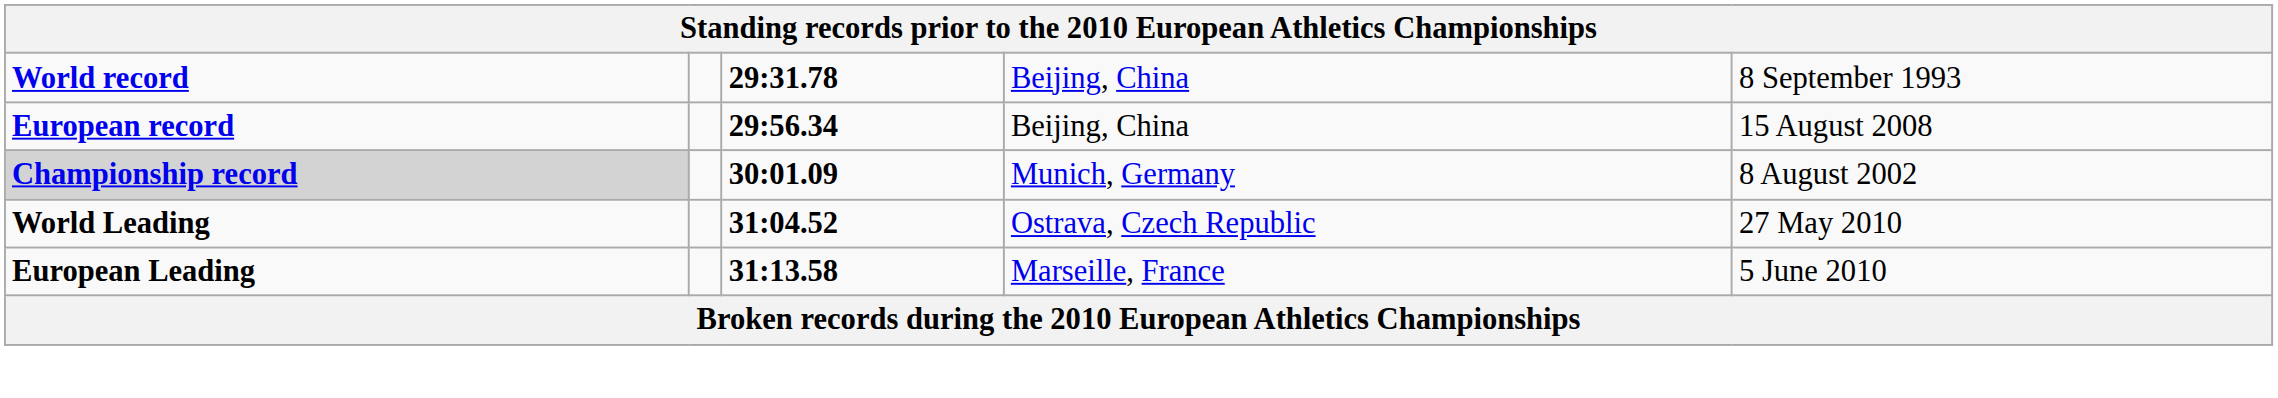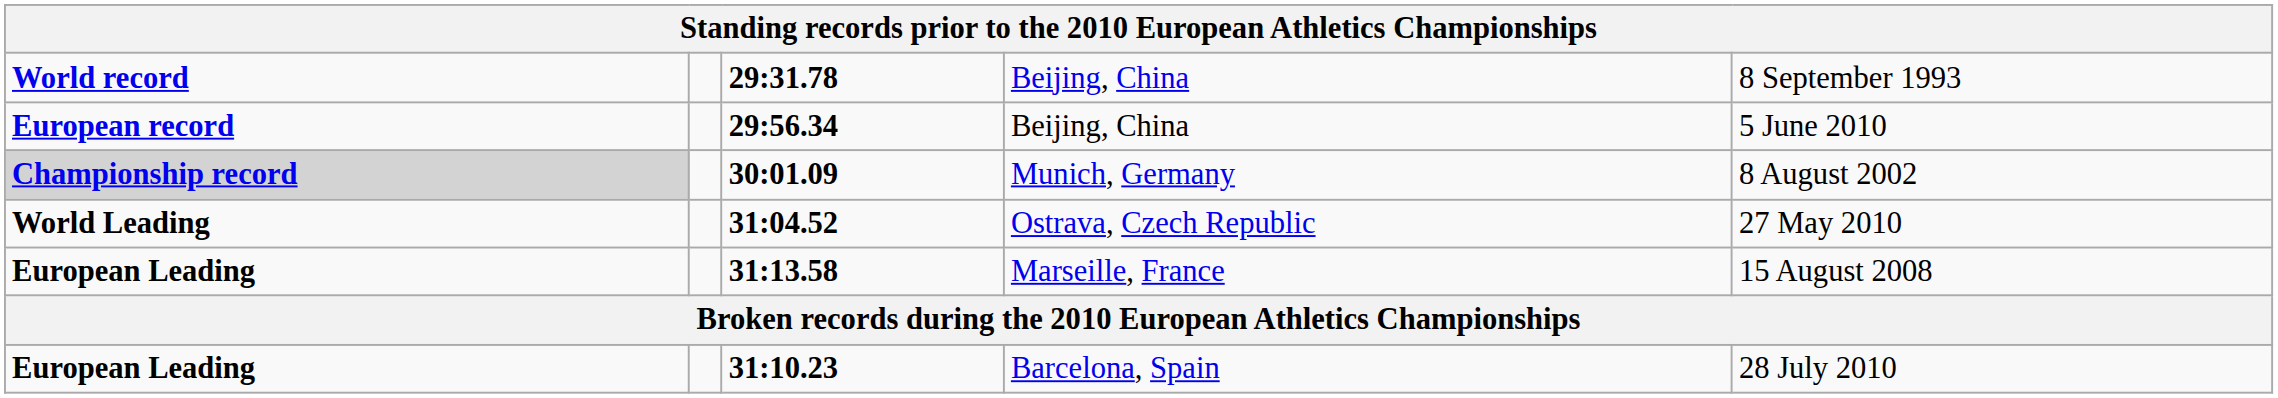(1836, 125) 15 August 2008 -> (1813, 125) 5 June 2010
(1813, 271) 5 June 2010 -> (1836, 271) 15 August 2008
+ row: (783, 367)
